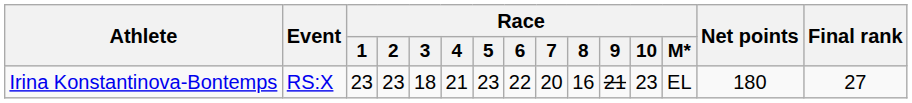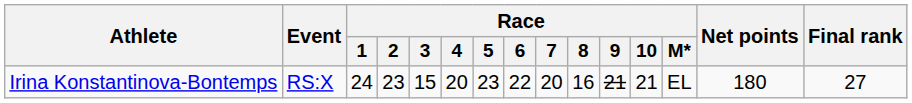(362, 82) 23 -> (362, 82) 24
(425, 82) 18 -> (425, 82) 15
(457, 82) 21 -> (457, 82) 20
(647, 82) 23 -> (647, 82) 21
